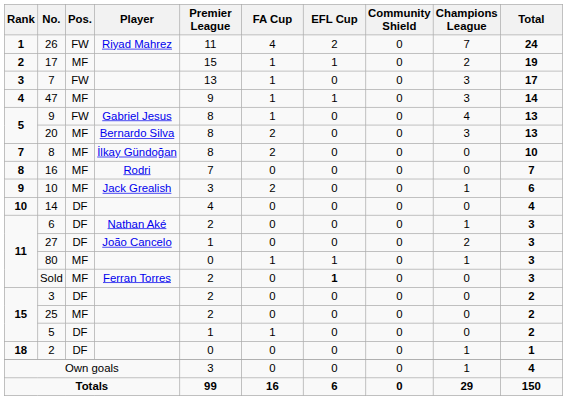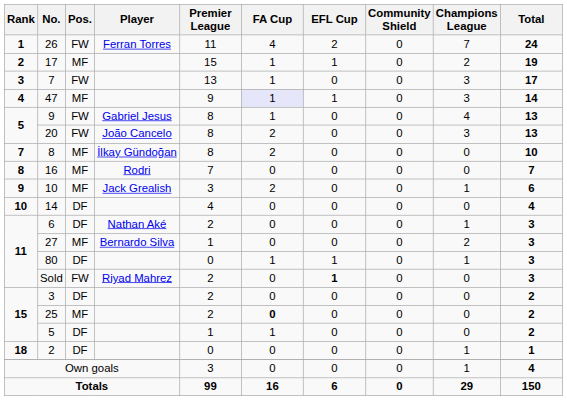(137, 44) Riyad Mahrez -> (137, 44) Ferran Torres
(272, 98) no background -> (272, 98) lavender background
(80, 134) MF -> (80, 134) FW
(137, 134) Bernardo Silva -> (137, 134) João Cancelo
(80, 242) DF -> (80, 242) MF
(137, 242) João Cancelo -> (137, 242) Bernardo Silva
(80, 260) MF -> (80, 260) DF
(80, 278) MF -> (80, 278) FW
(137, 278) Ferran Torres -> (137, 278) Riyad Mahrez
(272, 314) normal -> (272, 314) bold
